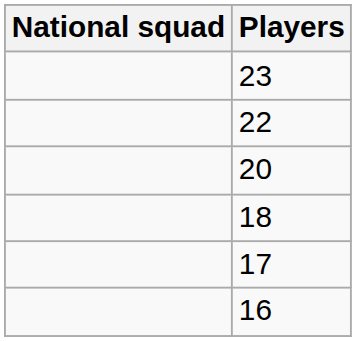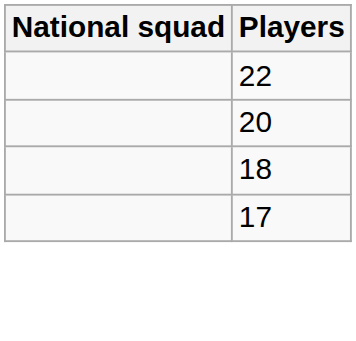- row: (255, 75)
- row: (255, 311)
